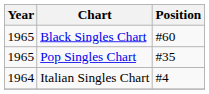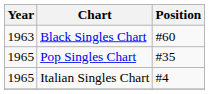(21, 36) 1965 -> (21, 36) 1963
(21, 78) 1964 -> (21, 78) 1965
